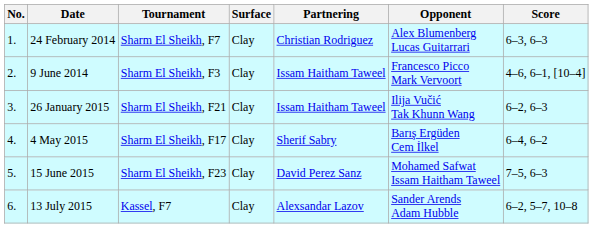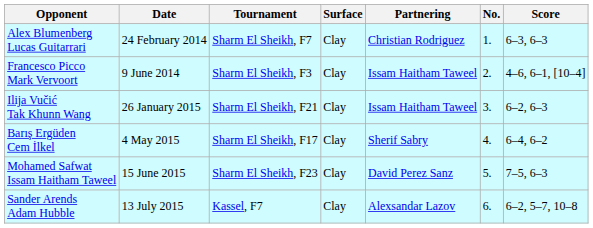columns swapped: (16, 13) <-> (446, 13)
